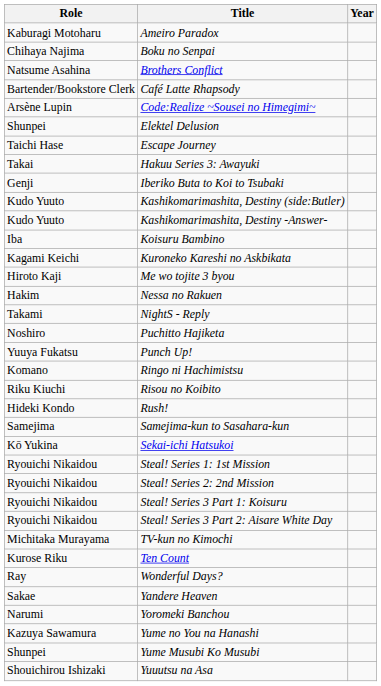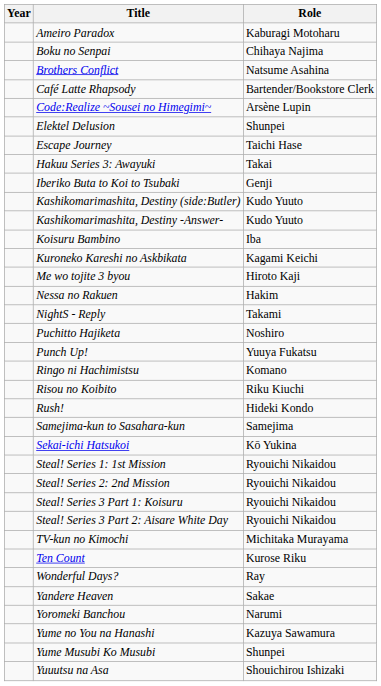columns swapped: (362, 13) <-> (71, 13)
